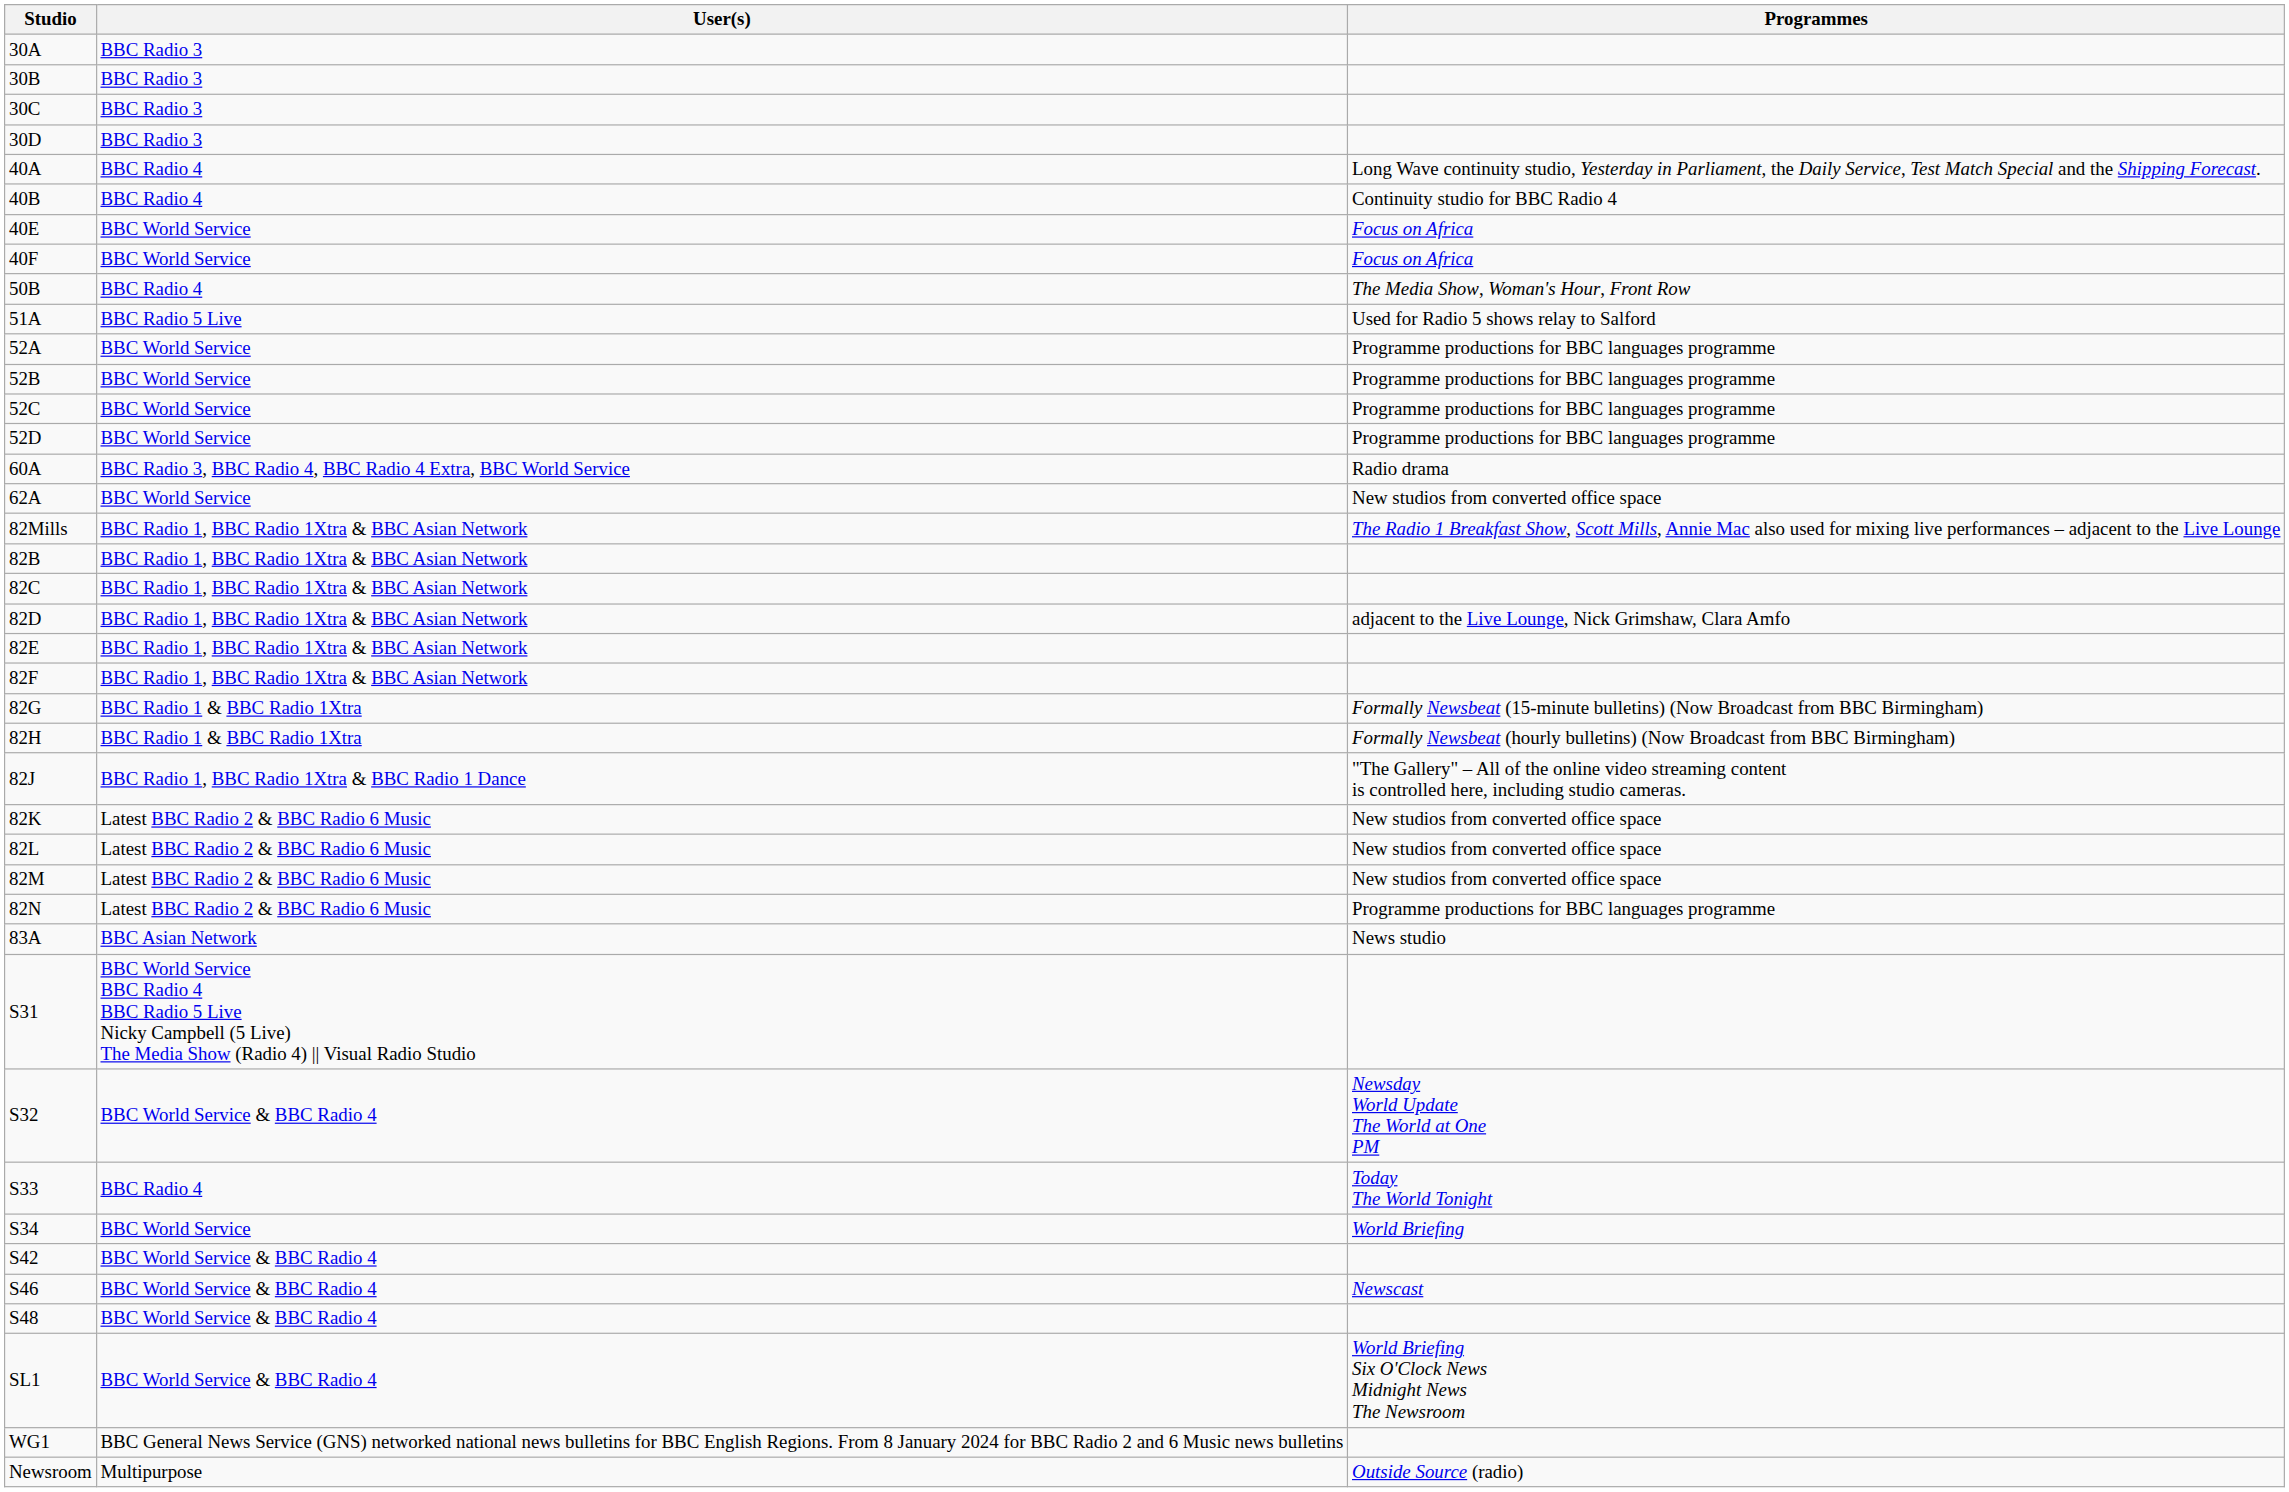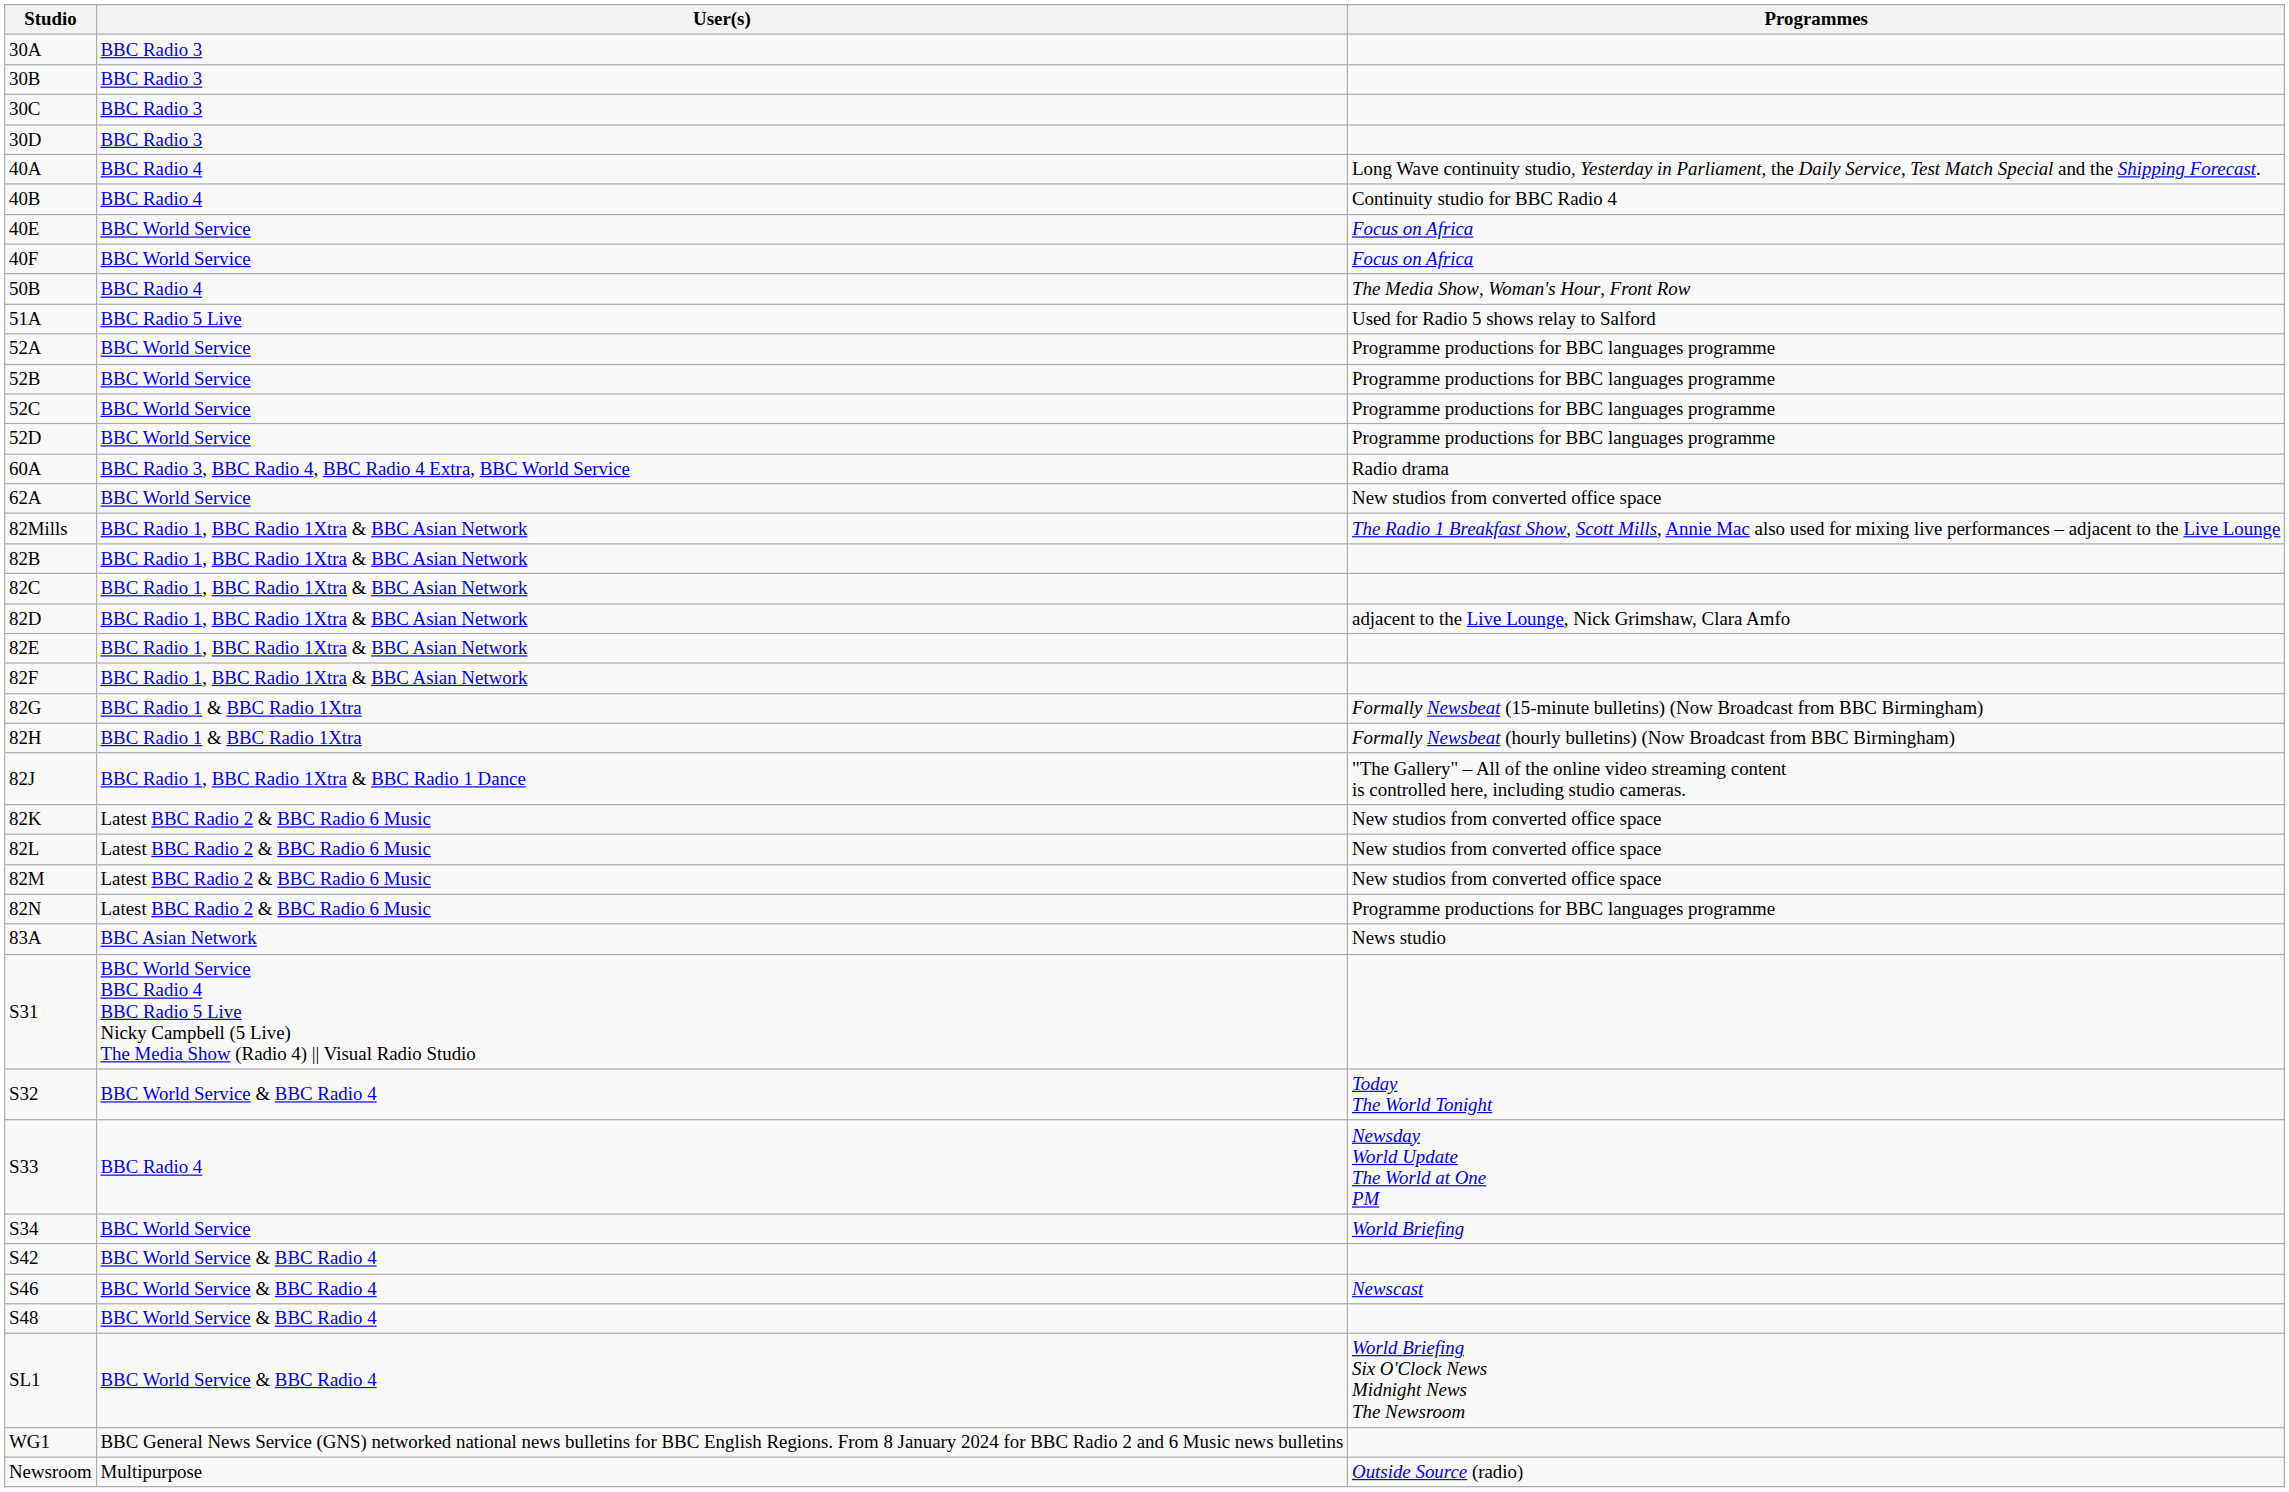(1419, 1115) Newsday World Update The World at One PM -> (1422, 1094) Today The World Tonight
(1422, 1188) Today The World Tonight -> (1419, 1166) Newsday World Update The World at One PM
